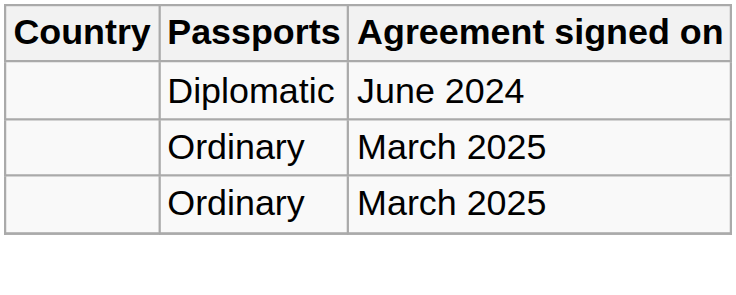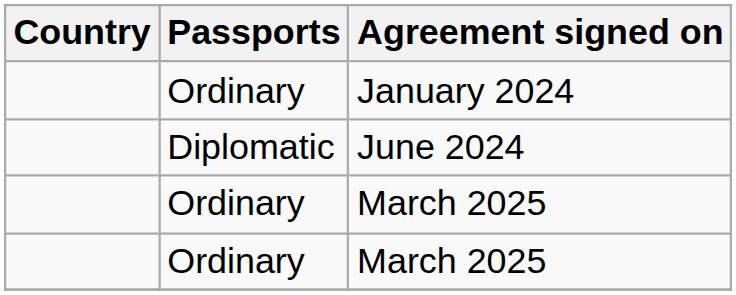+ row: (236, 89)
